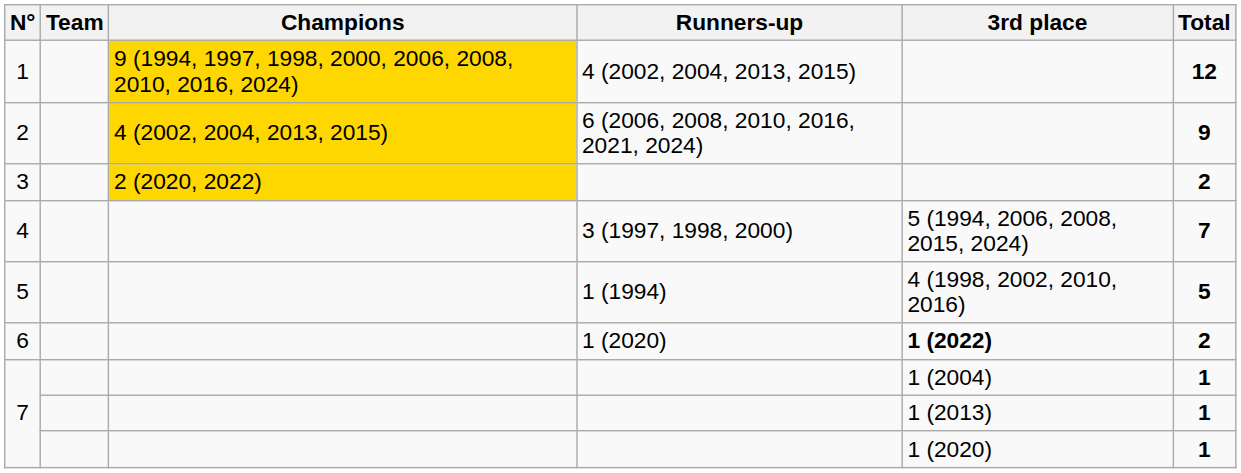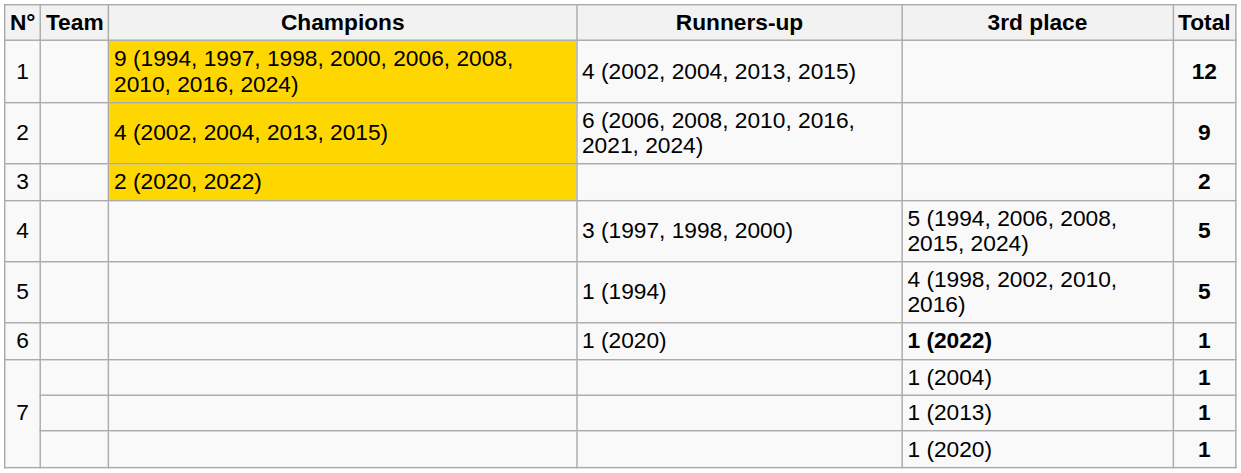(1204, 230) 7 -> (1204, 230) 5
(1204, 340) 2 -> (1204, 340) 1
